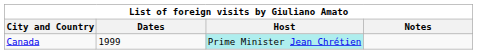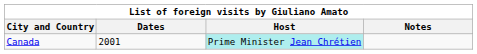(109, 41) 1999 -> (109, 41) 2001
